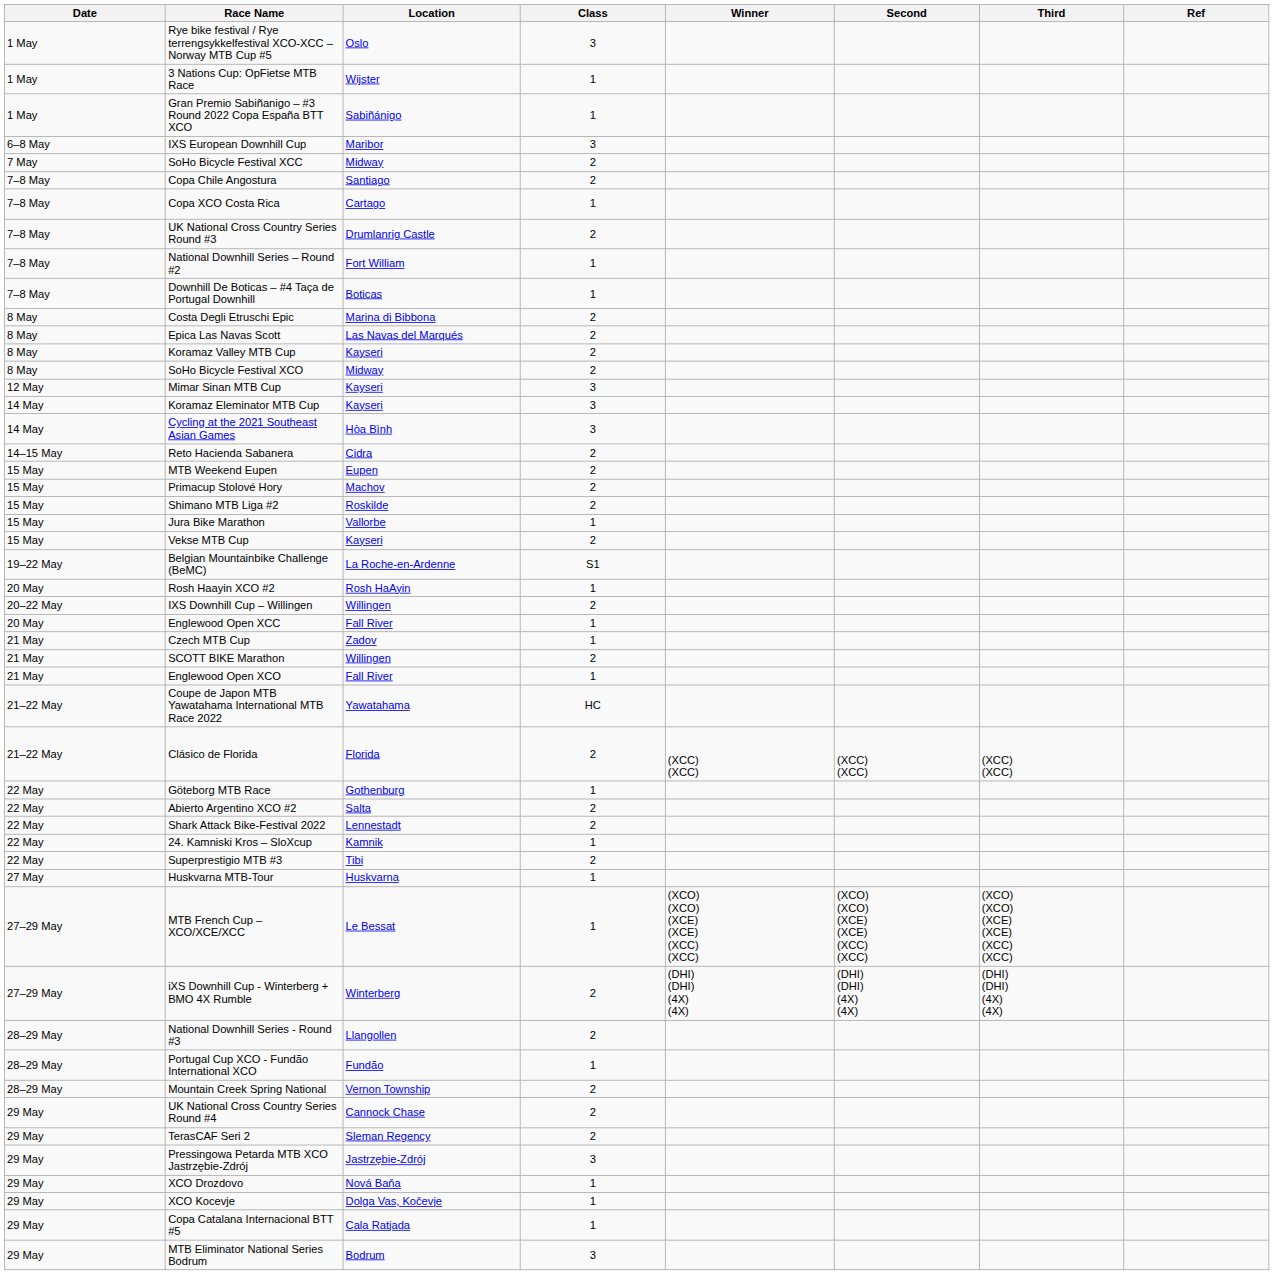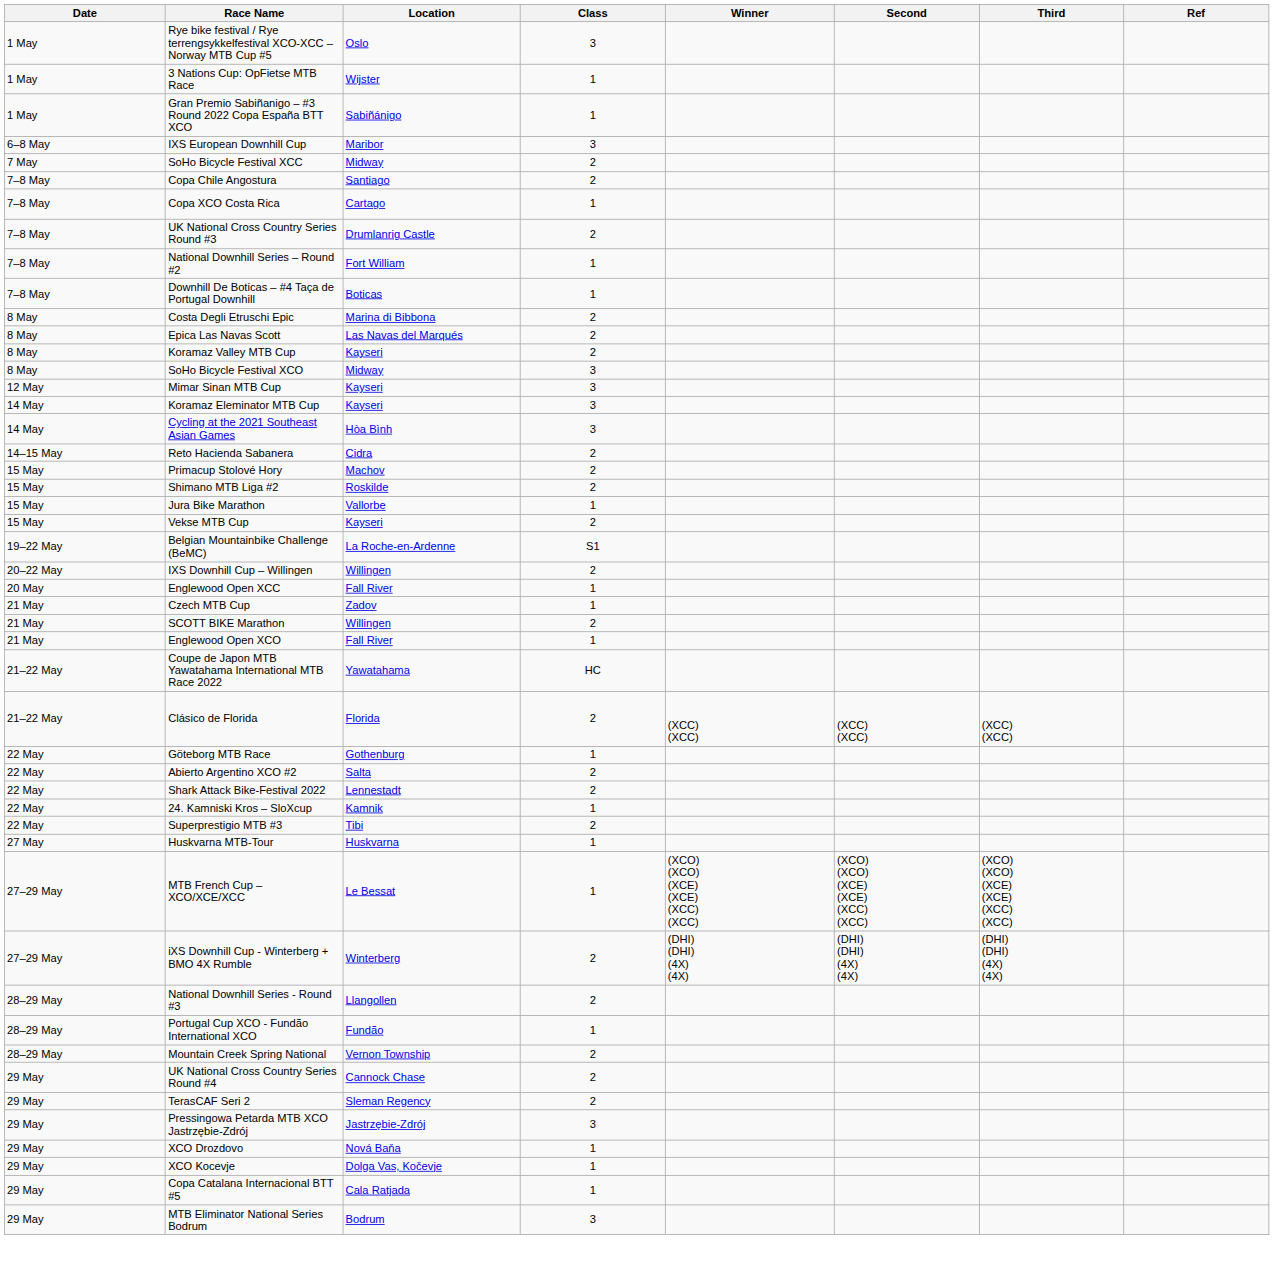(593, 370) 2 -> (593, 370) 3
- row: (223, 470)
- row: (221, 588)
